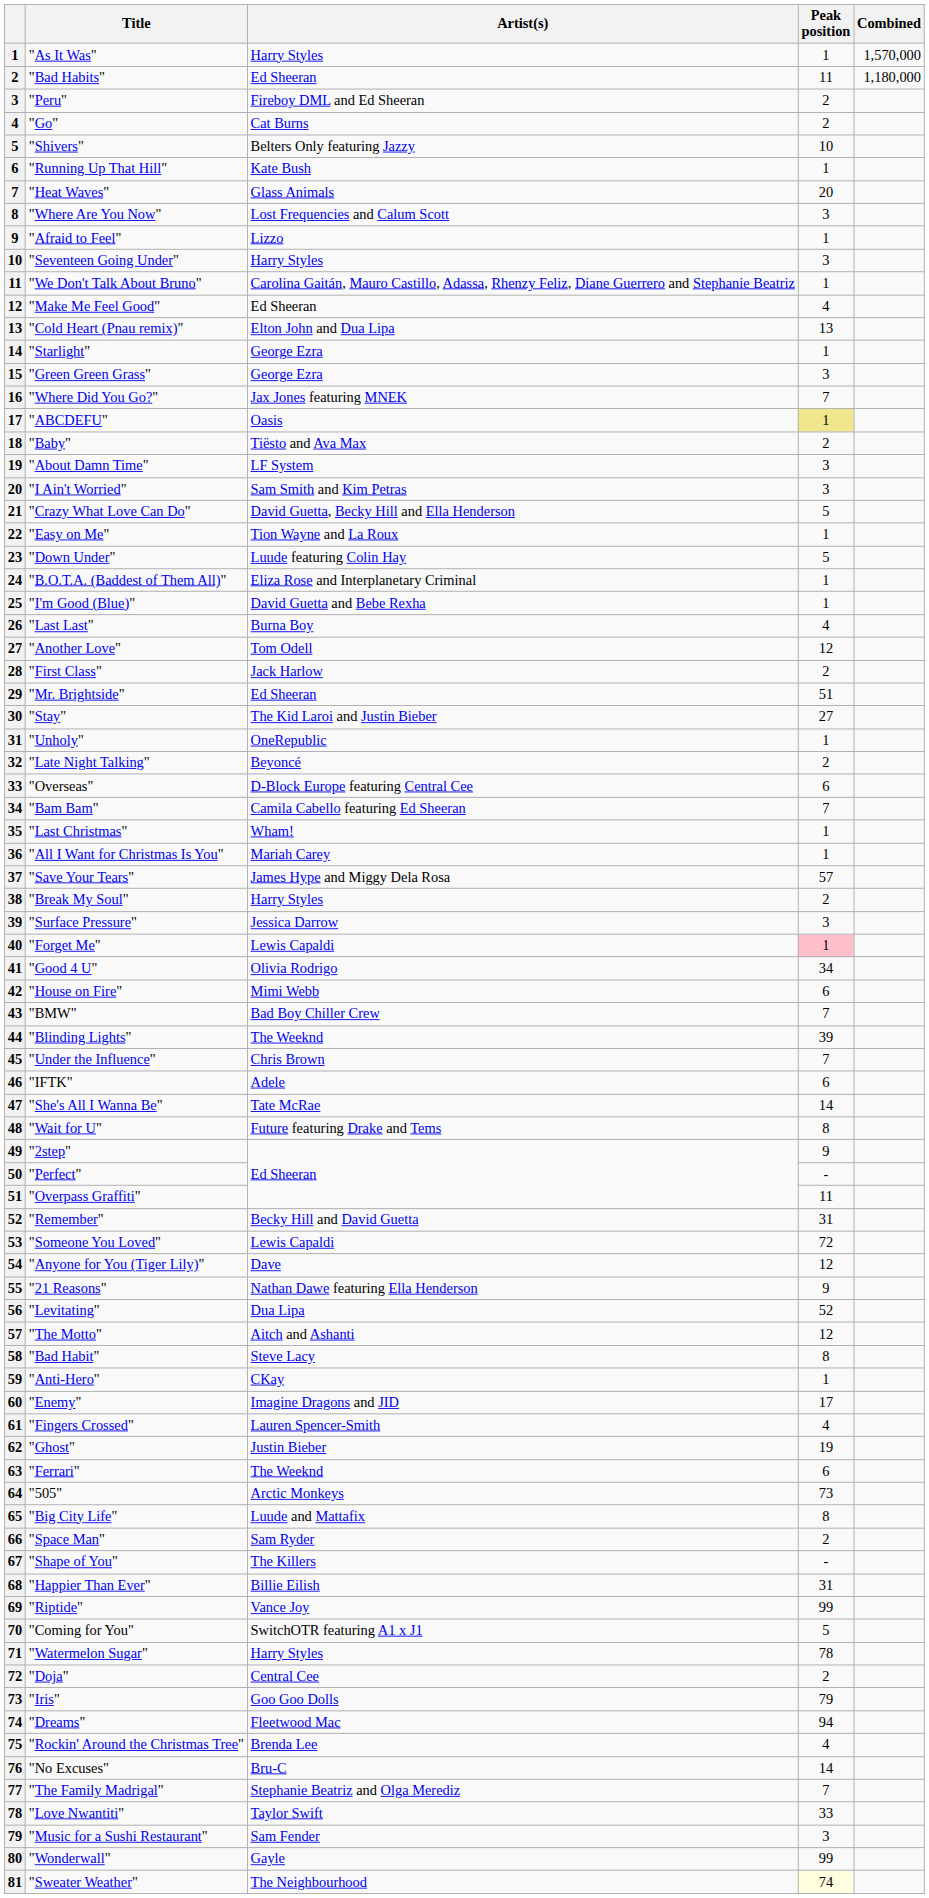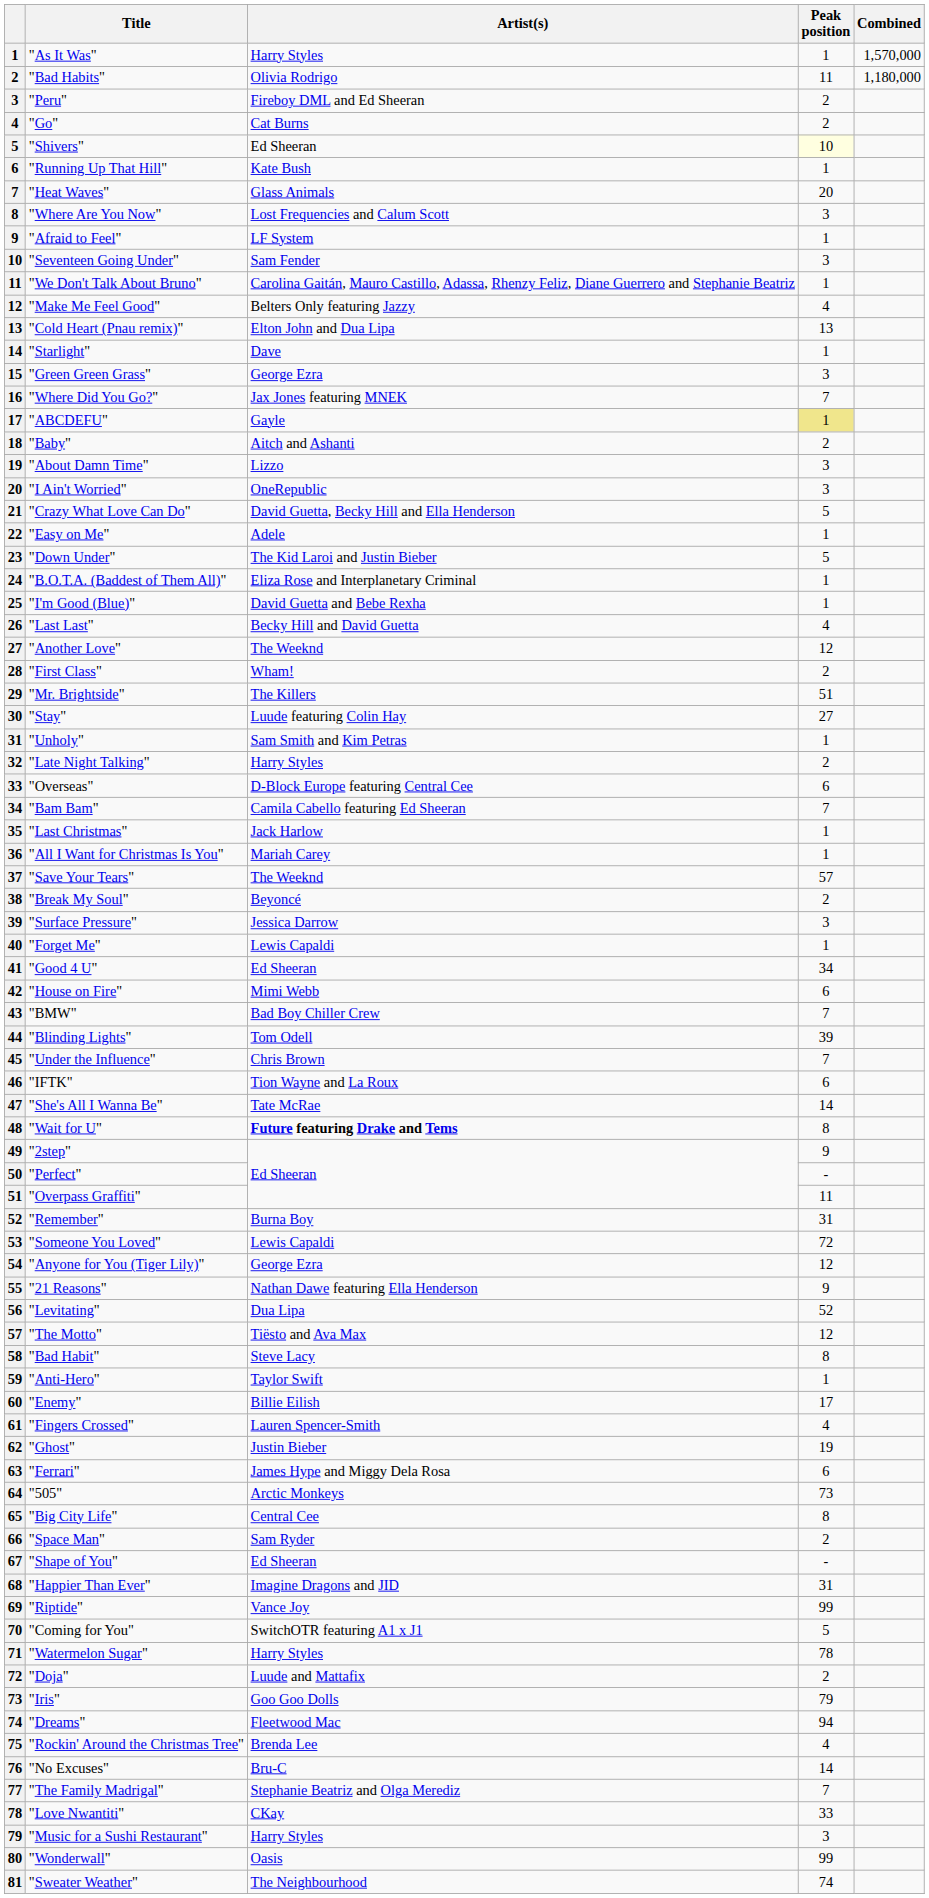(284, 77) Ed Sheeran -> (294, 77) Olivia Rodrigo
(333, 146) Belters Only featuring Jazzy -> (284, 146) Ed Sheeran
(826, 146) no background -> (826, 146) lightyellow background
(267, 237) Lizzo -> (282, 237) LF System
(287, 260) Harry Styles -> (285, 260) Sam Fender
(284, 306) Ed Sheeran -> (333, 306) Belters Only featuring Jazzy
(287, 351) George Ezra -> (266, 351) Dave
(267, 420) Oasis -> (268, 420) Gayle
(308, 443) Tiësto and Ava Max -> (303, 443) Aitch and Ashanti
(282, 466) LF System -> (267, 466) Lizzo
(329, 488) Sam Smith and Kim Petras -> (289, 488) OneRepublic
(324, 534) Tion Wayne and La Roux -> (268, 534) Adele
(328, 557) Luude featuring Colin Hay -> (344, 557) The Kid Laroi and Justin Bieber
(282, 625) Burna Boy -> (335, 625) Becky Hill and David Guetta
(281, 648) Tom Odell -> (287, 648) The Weeknd
(287, 671) Jack Harlow -> (272, 671) Wham!
(284, 694) Ed Sheeran -> (283, 694) The Killers
(344, 717) The Kid Laroi and Justin Bieber -> (328, 717) Luude featuring Colin Hay
(289, 740) OneRepublic -> (329, 740) Sam Smith and Kim Petras
(276, 762) Beyoncé -> (287, 762) Harry Styles
(272, 831) Wham! -> (287, 831) Jack Harlow
(350, 877) James Hype and Miggy Dela Rosa -> (287, 877) The Weeknd
(287, 899) Harry Styles -> (276, 899) Beyoncé
(826, 945) pink background -> (826, 945) no background
(294, 968) Olivia Rodrigo -> (284, 968) Ed Sheeran
(287, 1036) The Weeknd -> (281, 1036) Tom Odell
(268, 1082) Adele -> (324, 1082) Tion Wayne and La Roux
(346, 1128) normal -> (354, 1128) bold
(335, 1219) Becky Hill and David Guetta -> (282, 1219) Burna Boy
(266, 1265) Dave -> (287, 1265) George Ezra
(303, 1333) Aitch and Ashanti -> (308, 1333) Tiësto and Ava Max
(267, 1379) CKay -> (287, 1379) Taylor Swift
(325, 1402) Imagine Dragons and JID -> (285, 1402) Billie Eilish
(287, 1470) The Weeknd -> (350, 1470) James Hype and Miggy Dela Rosa
(308, 1516) Luude and Mattafix -> (285, 1516) Central Cee
(283, 1562) The Killers -> (284, 1562) Ed Sheeran
(285, 1585) Billie Eilish -> (325, 1585) Imagine Dragons and JID
(285, 1676) Central Cee -> (308, 1676) Luude and Mattafix
(287, 1813) Taylor Swift -> (267, 1813) CKay
(285, 1836) Sam Fender -> (287, 1836) Harry Styles
(268, 1859) Gayle -> (267, 1859) Oasis
(826, 1881) lightyellow background -> (826, 1881) no background
